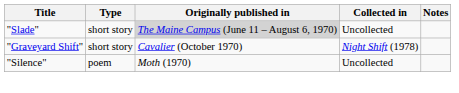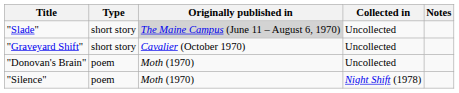(380, 46) Night Shift (1978) -> (371, 46) Uncollected
+ row: (46, 63)
(367, 63) Uncollected -> (383, 79) Night Shift (1978)
